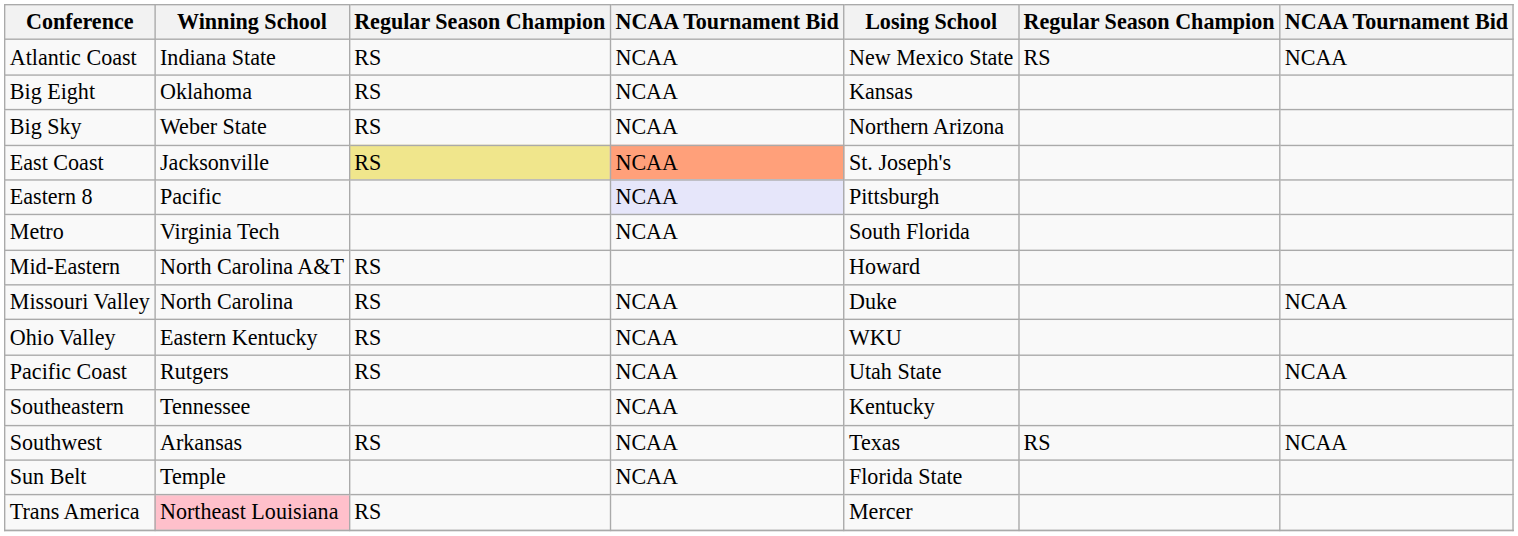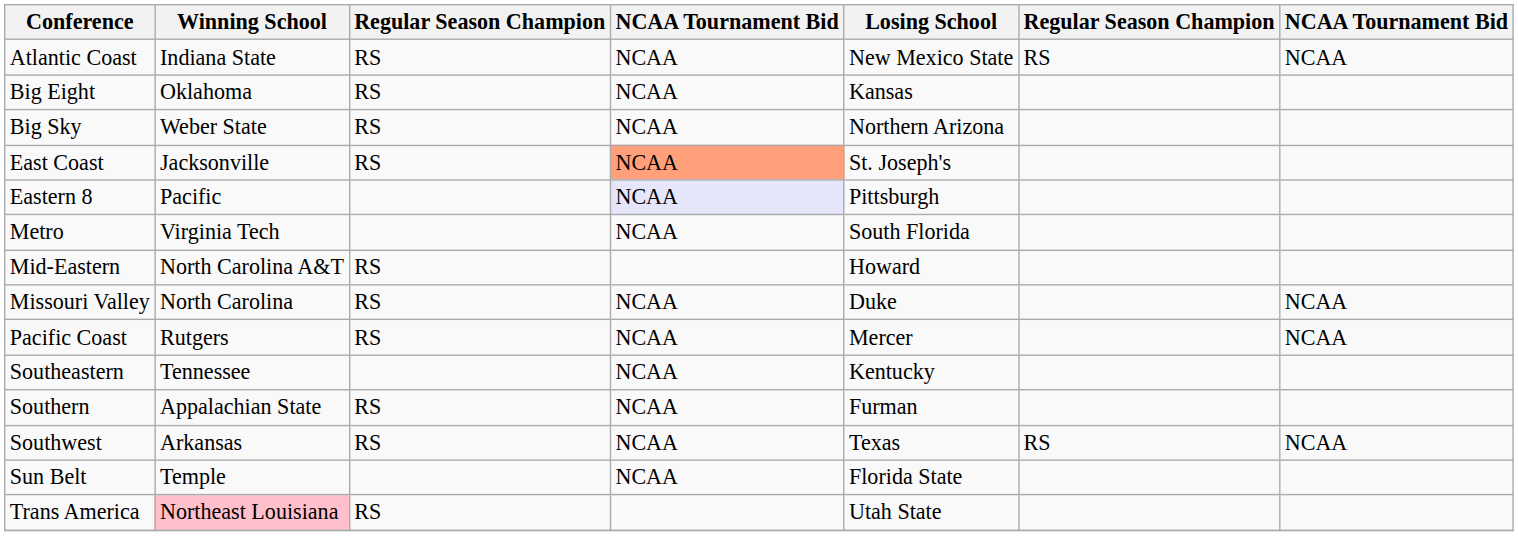(368, 162) khaki background -> (368, 162) no background
- row: (63, 337)
(895, 372) Utah State -> (881, 337) Mercer
+ row: (50, 407)
(881, 512) Mercer -> (895, 512) Utah State
